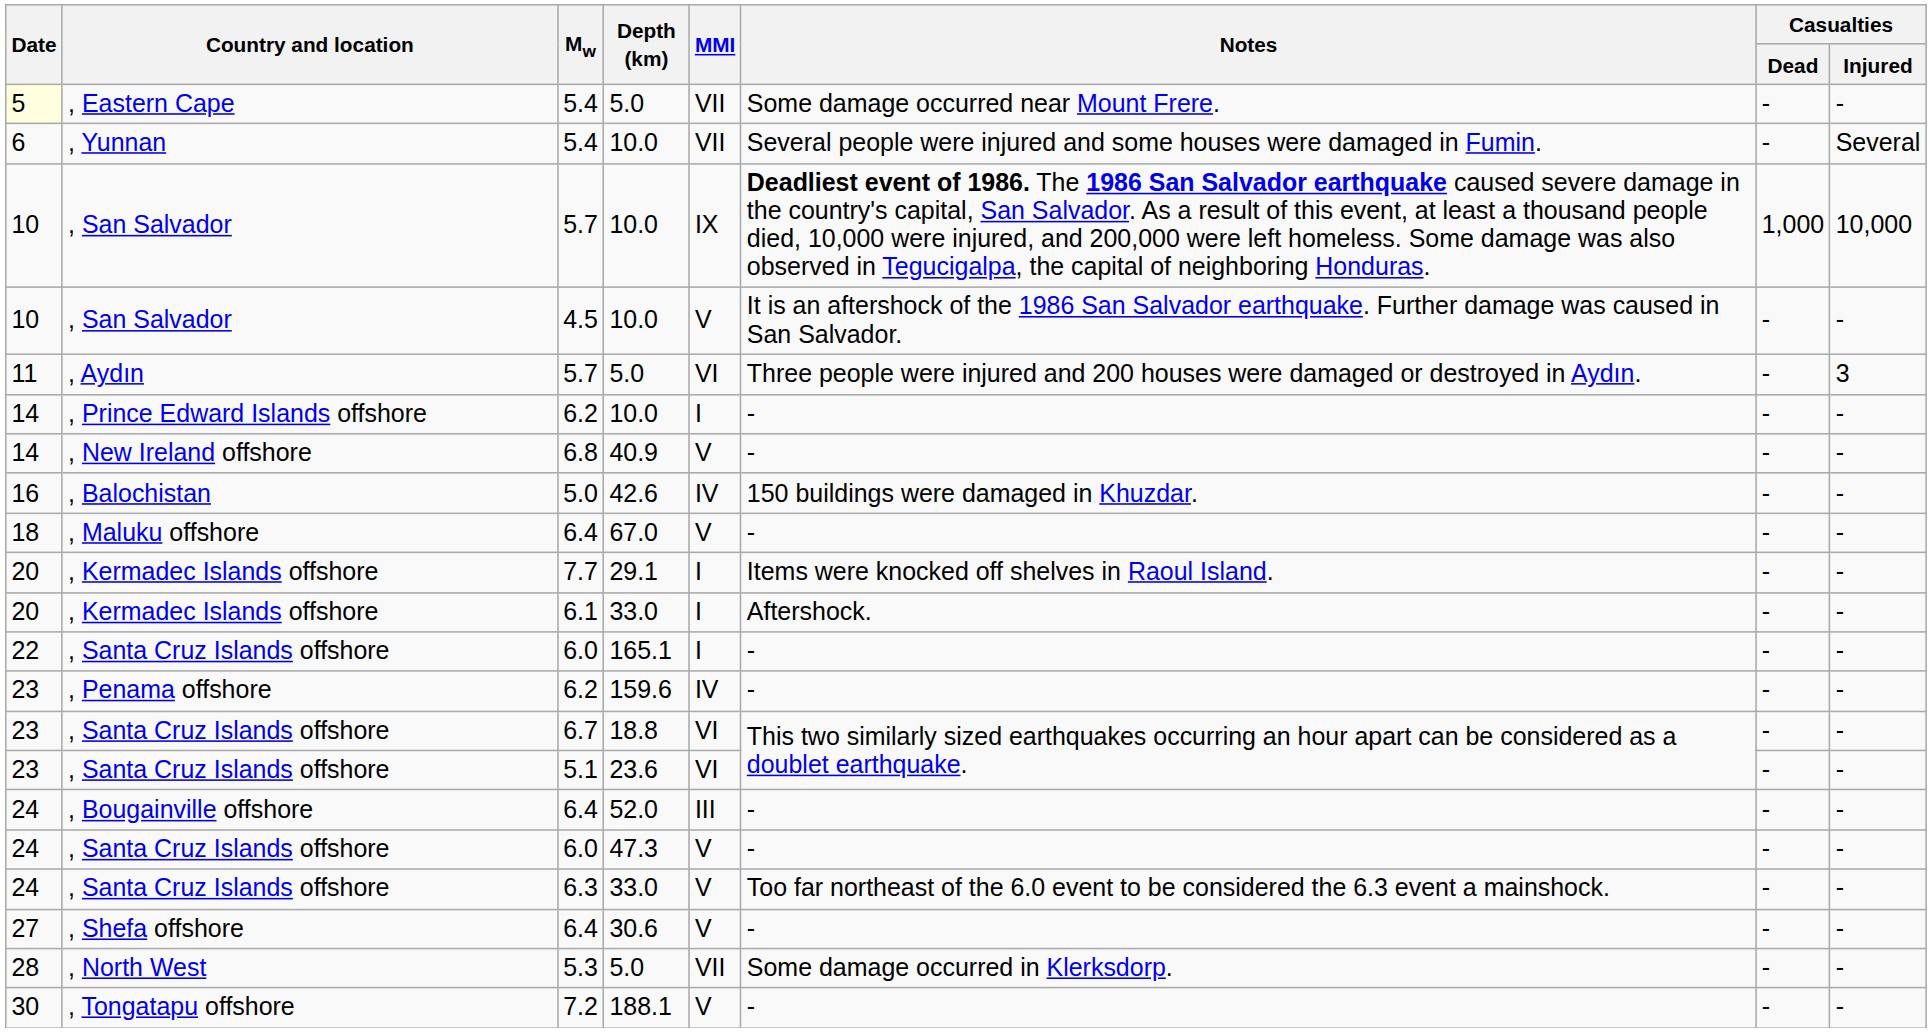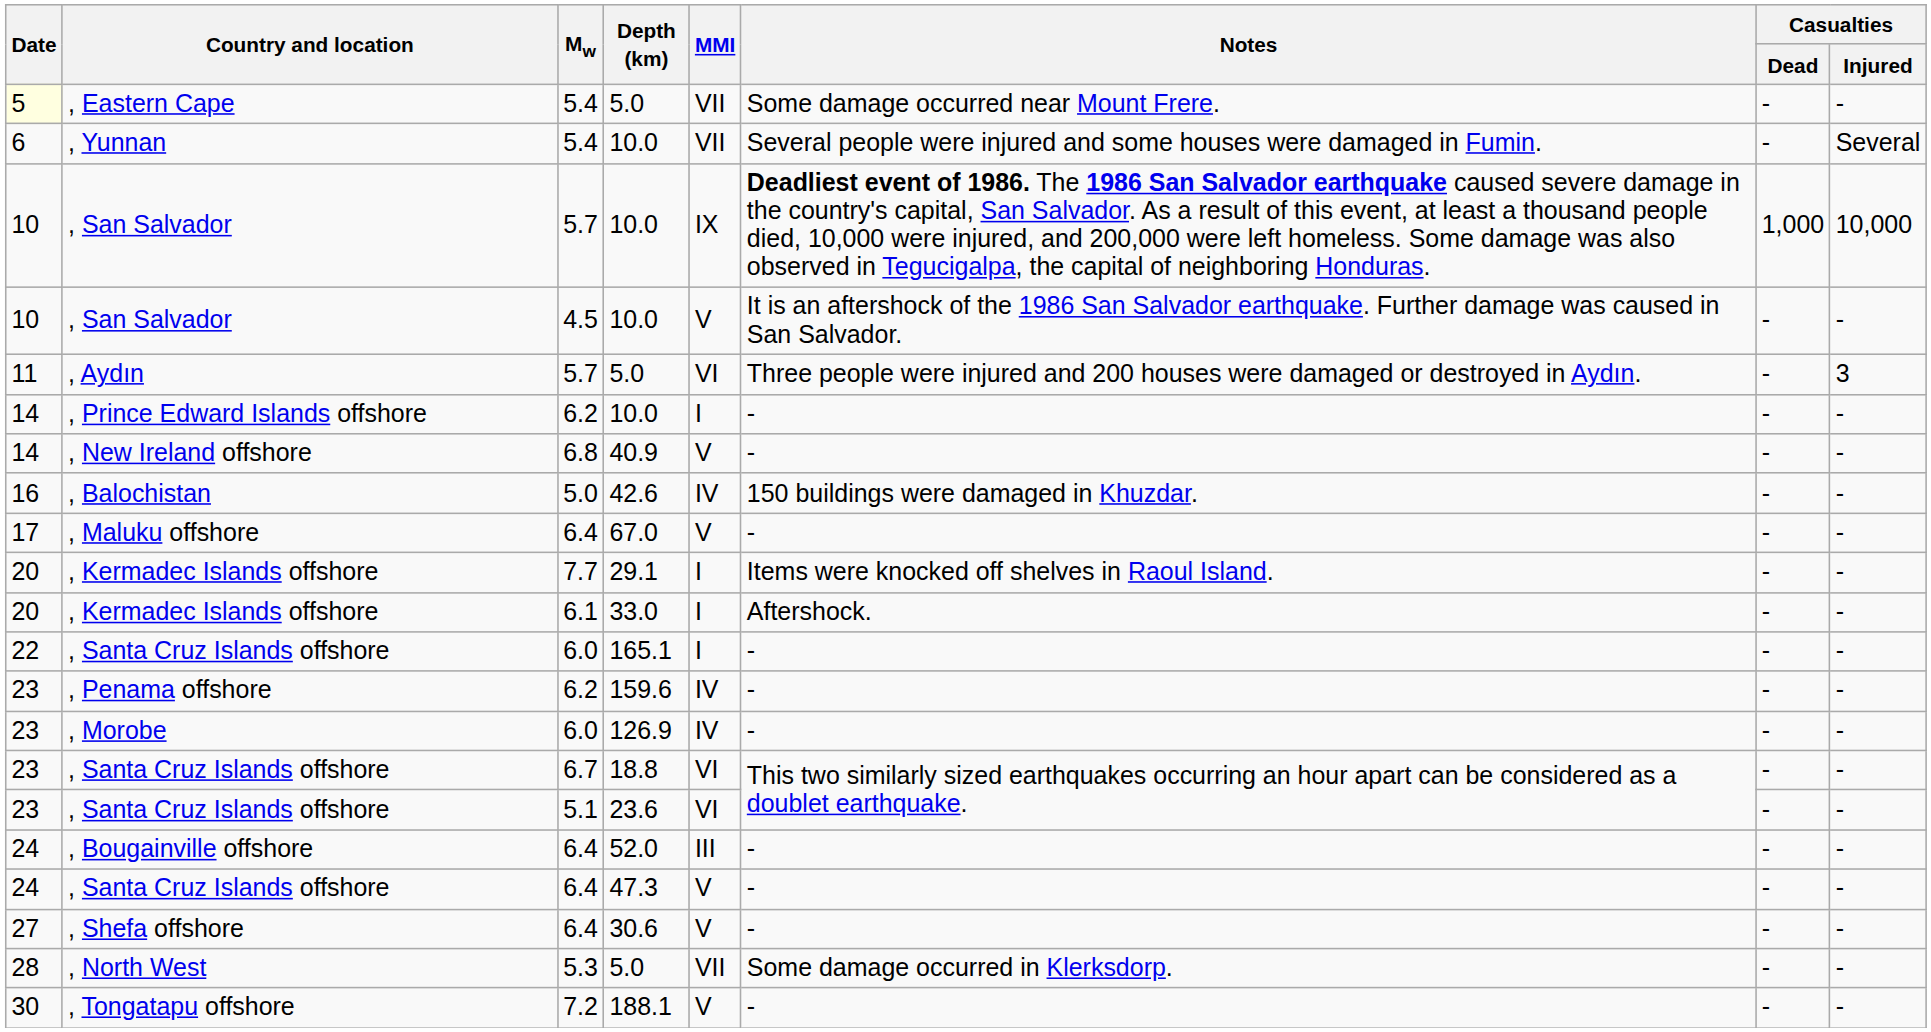(25, 532) 18 -> (25, 532) 17
+ row: (117, 730)
(581, 849) 6.0 -> (581, 888) 6.4
- row: (229, 888)
